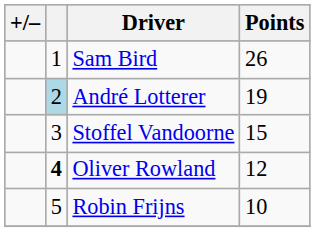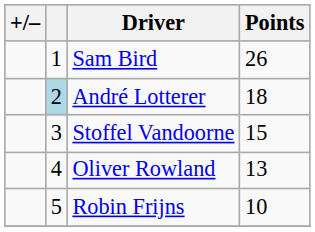(256, 96) 19 -> (256, 96) 18
(56, 169) bold -> (56, 169) normal
(256, 169) 12 -> (256, 169) 13
